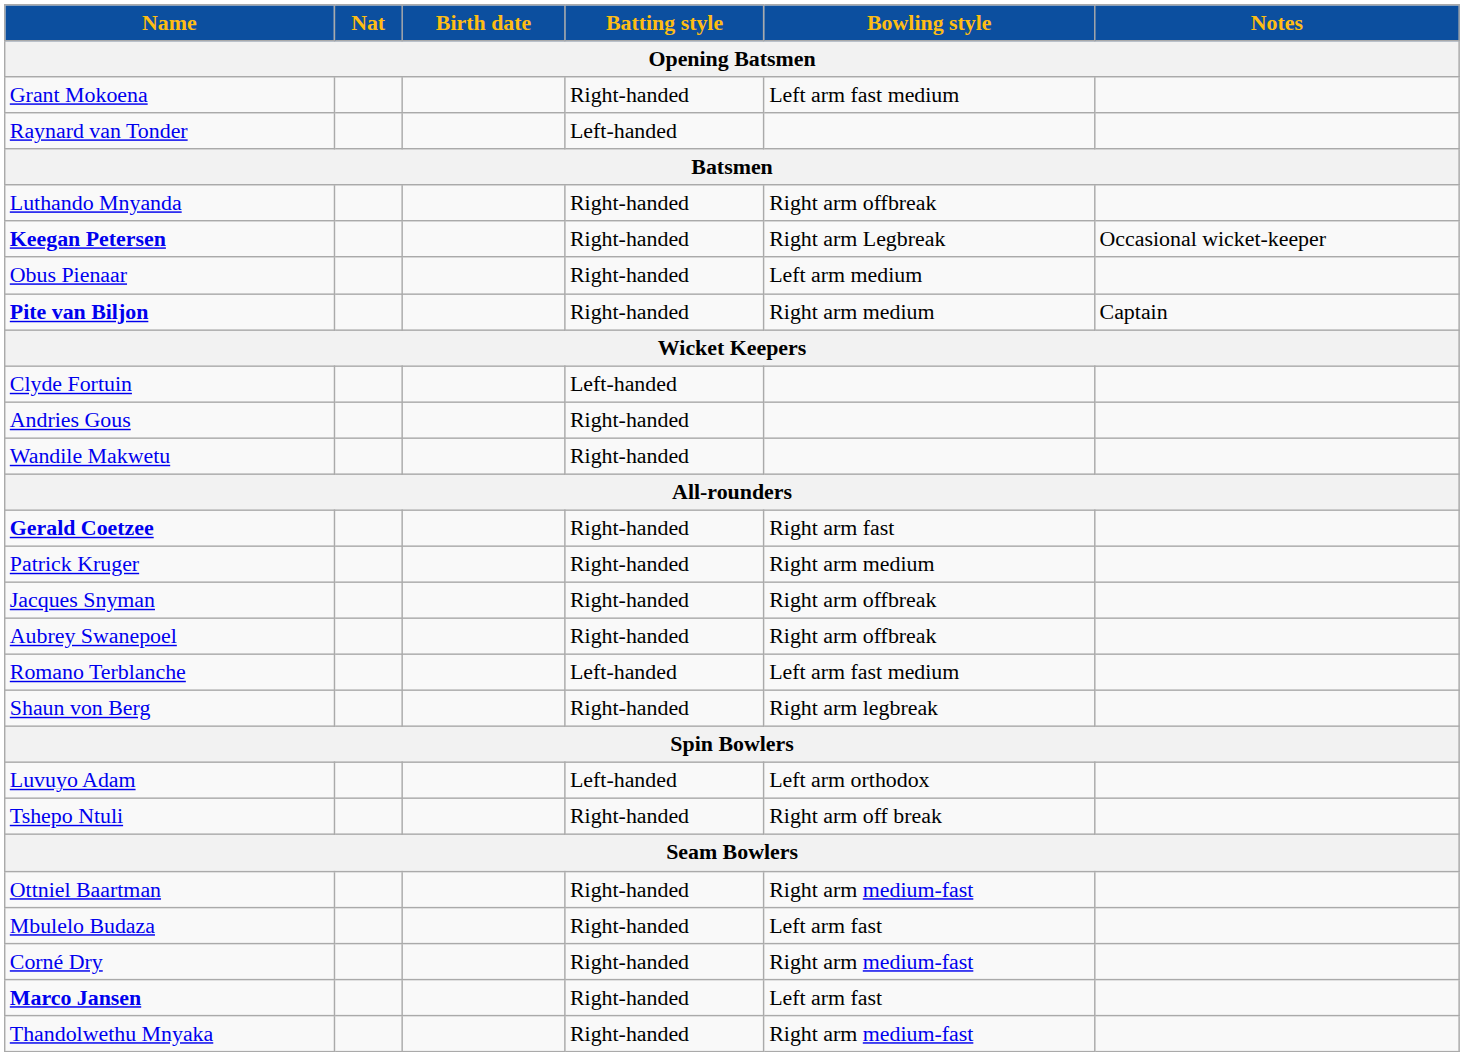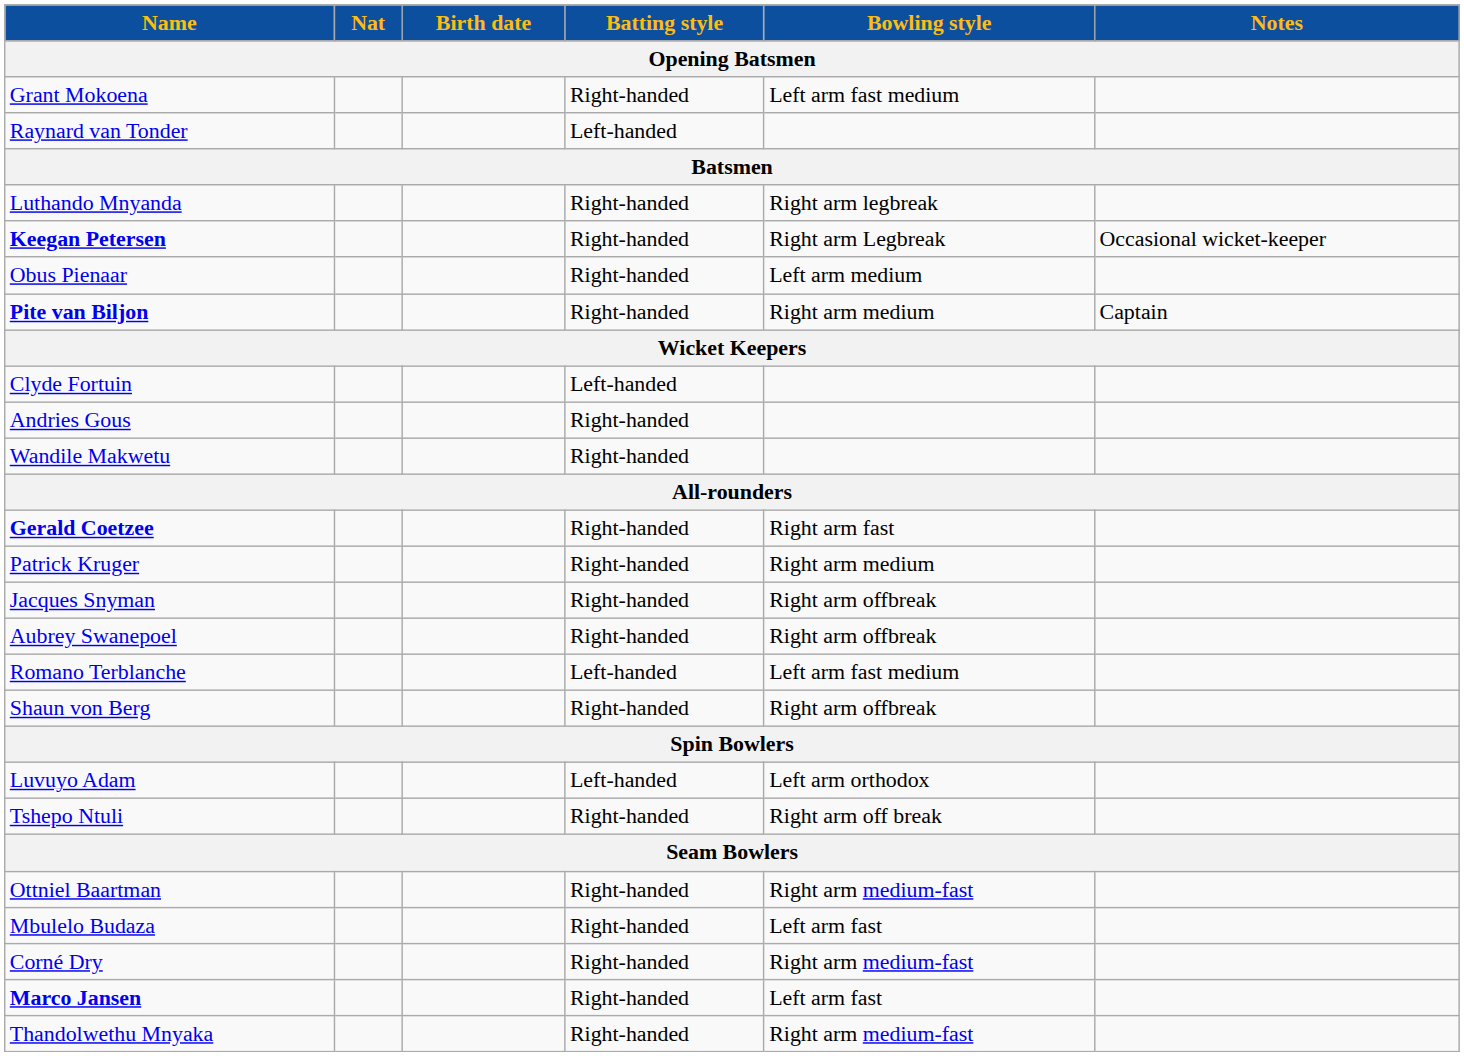(853, 203) Right arm offbreak -> (854, 203) Right arm legbreak
(854, 708) Right arm legbreak -> (853, 708) Right arm offbreak
